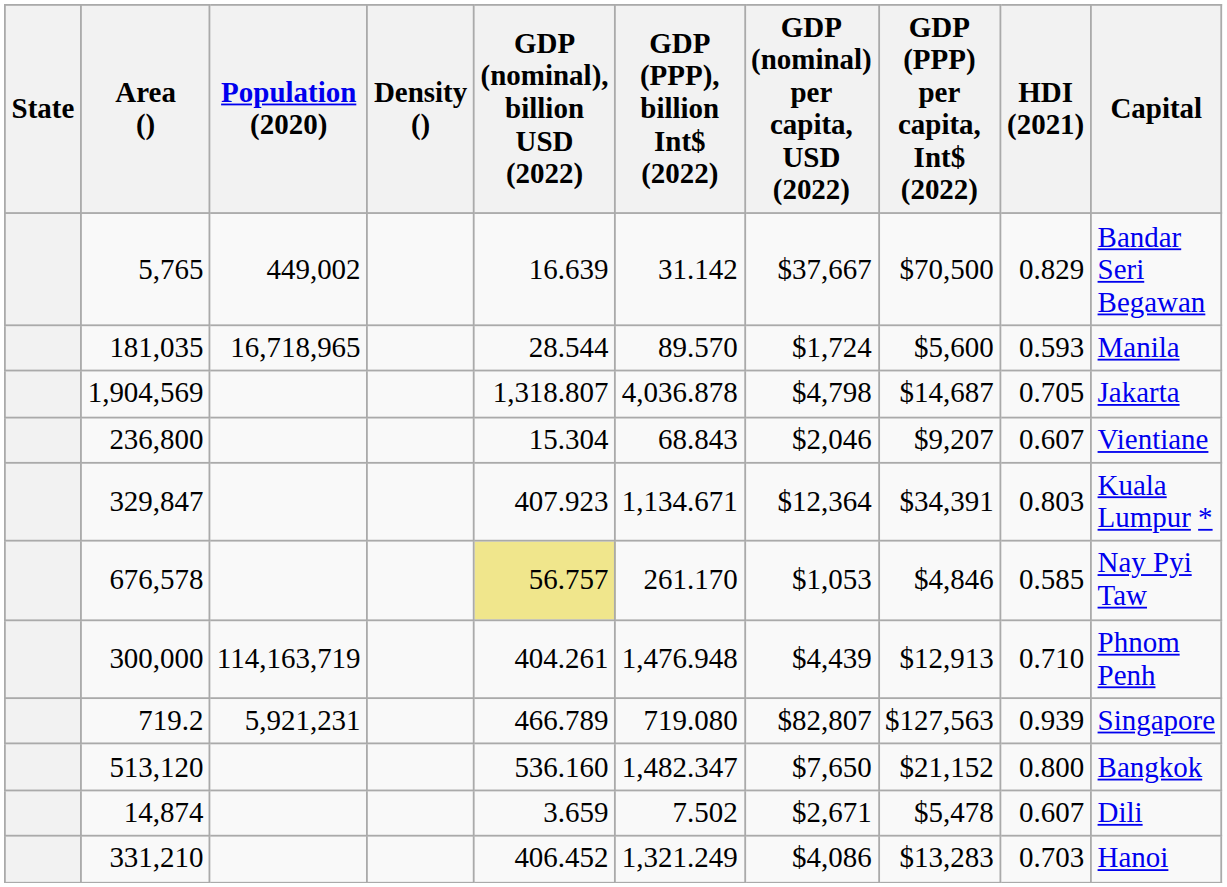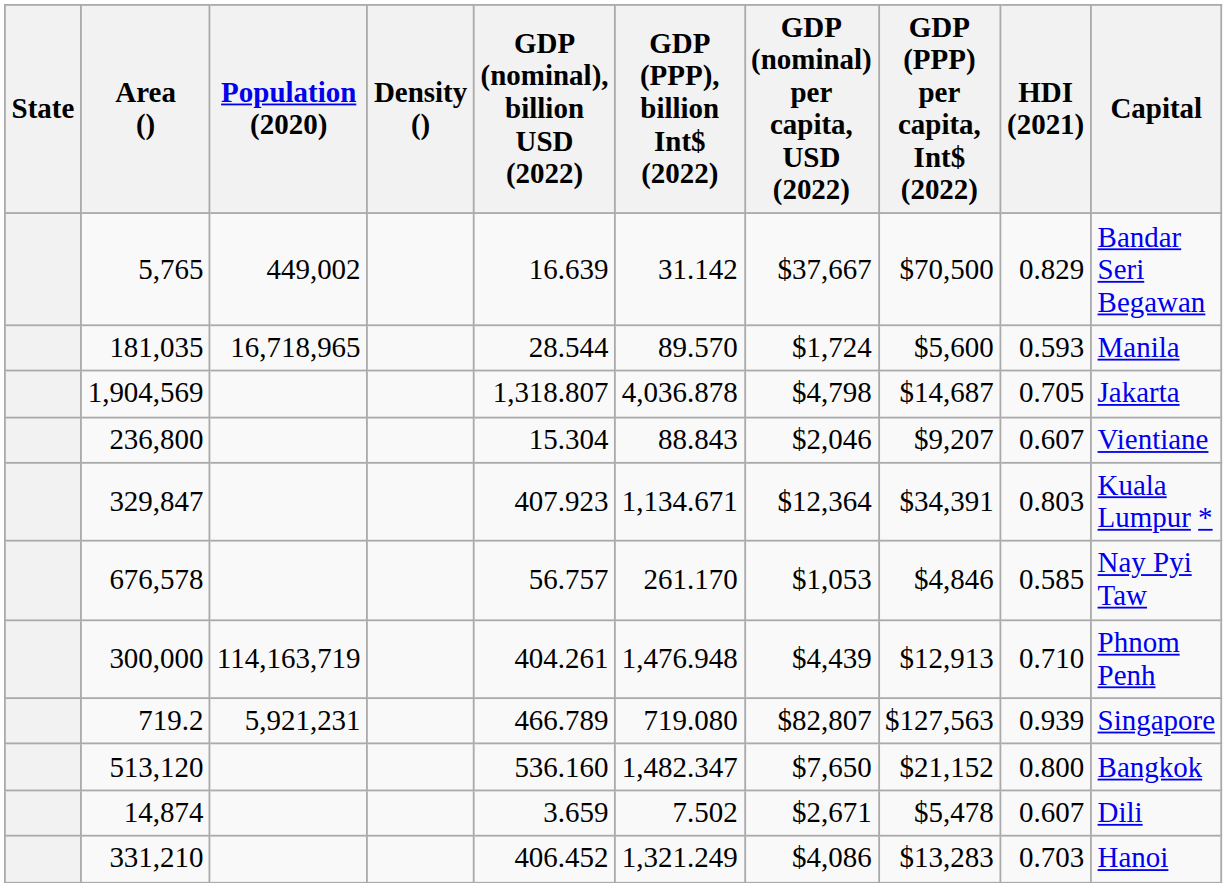(698, 439) 68.843 -> (698, 439) 88.843
(569, 579) khaki background -> (569, 579) no background
